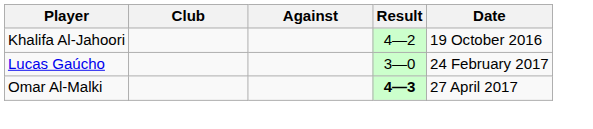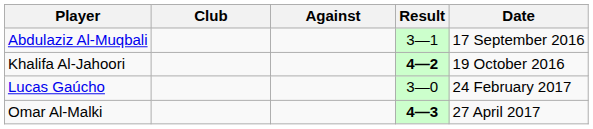+ row: (78, 40)
(400, 40) normal -> (422, 64) bold
